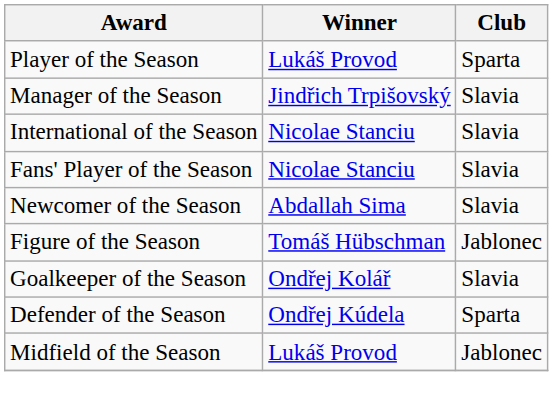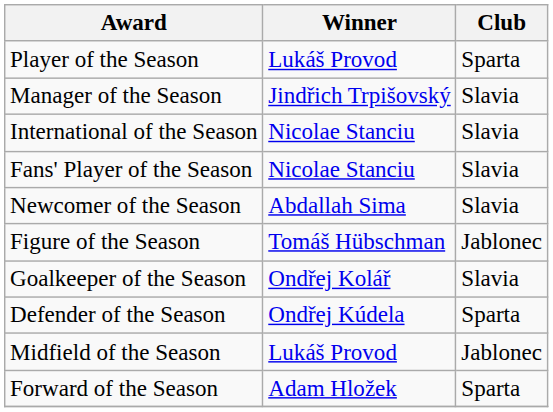+ row: (114, 388)
